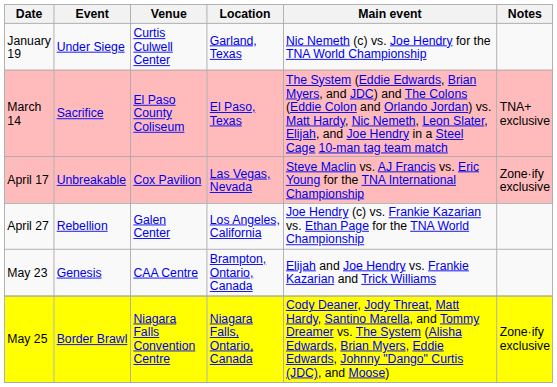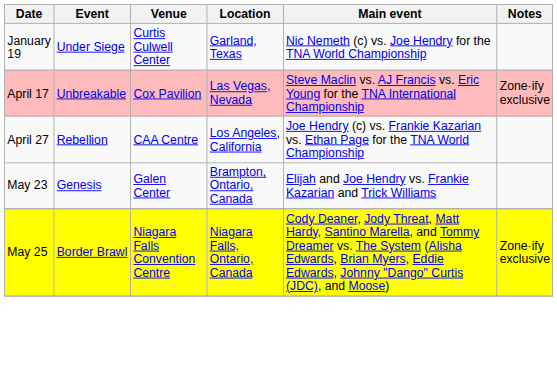- row: (24, 113)
(152, 226) Galen Center -> (166, 139) CAA Centre
(166, 272) CAA Centre -> (152, 185) Galen Center
